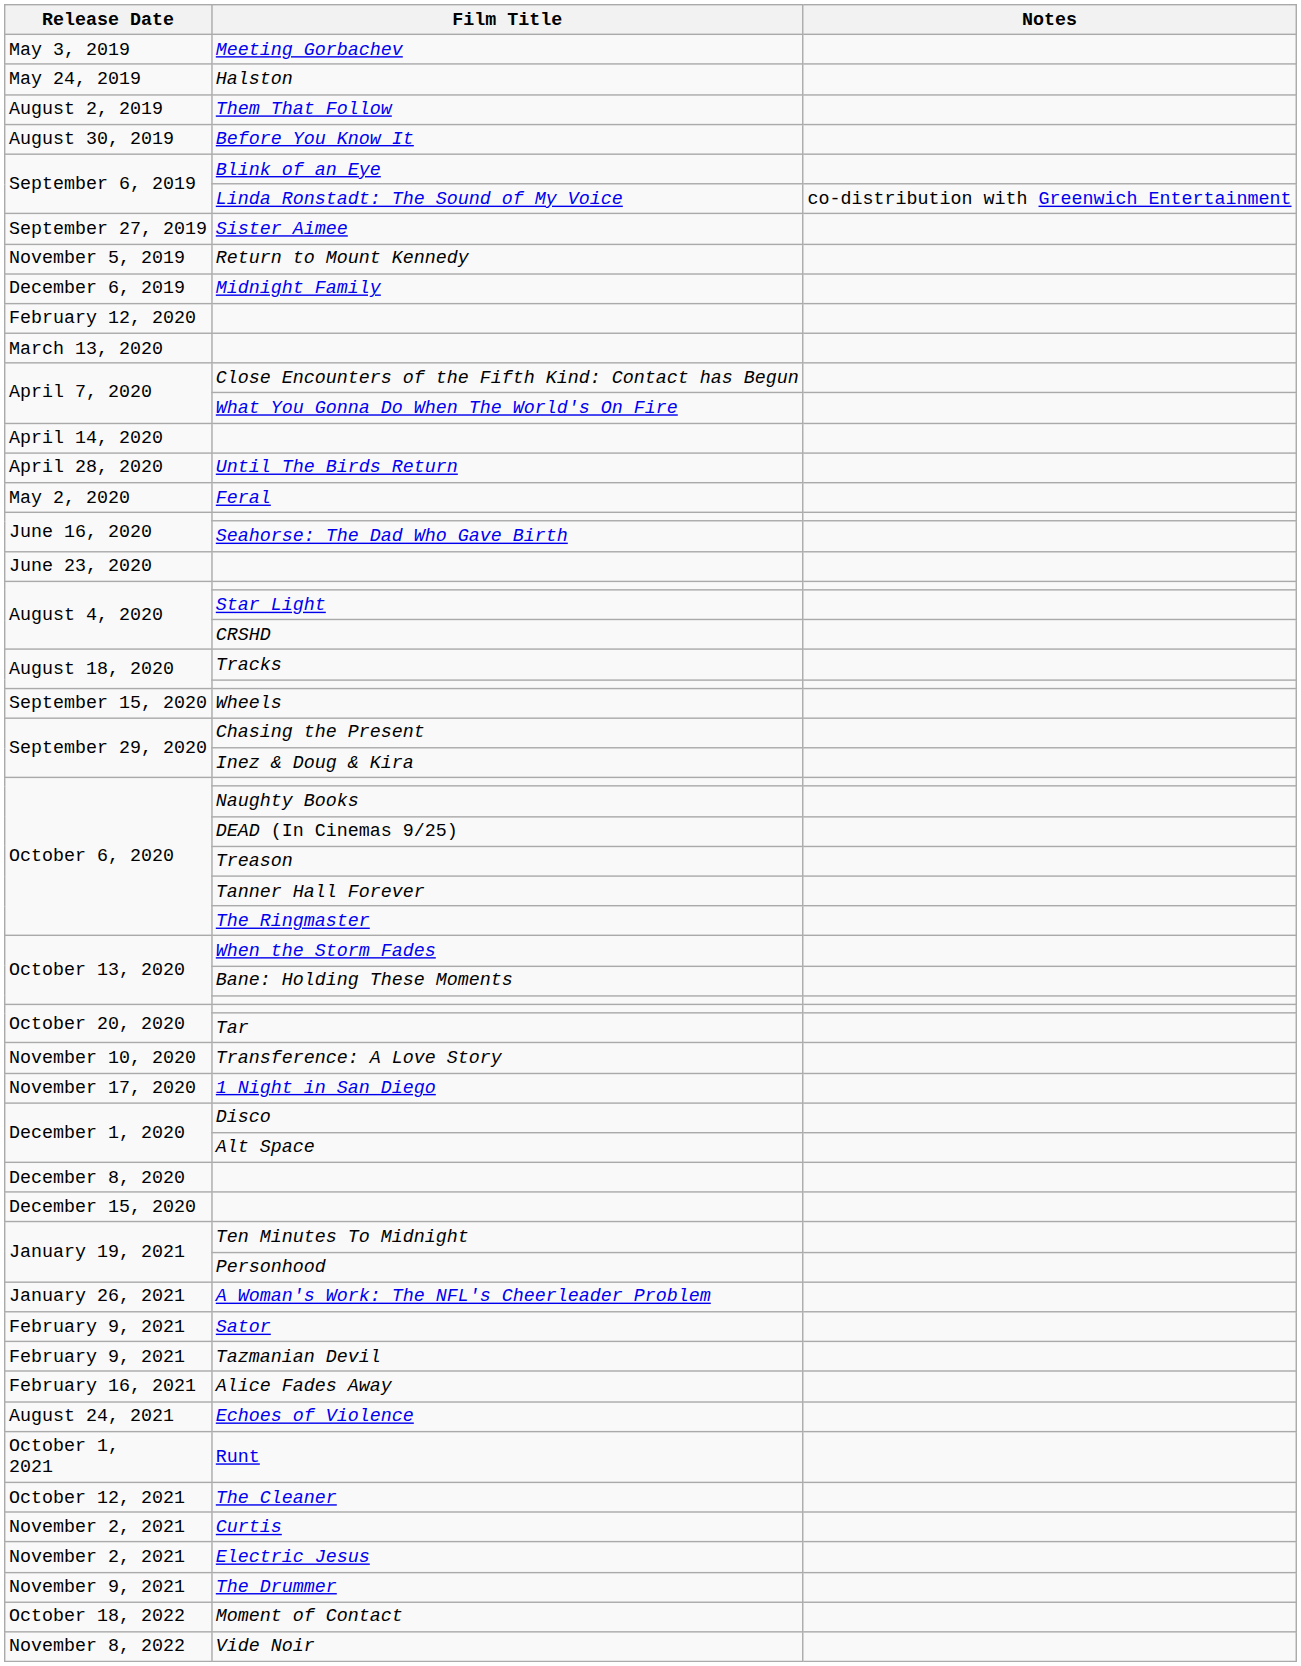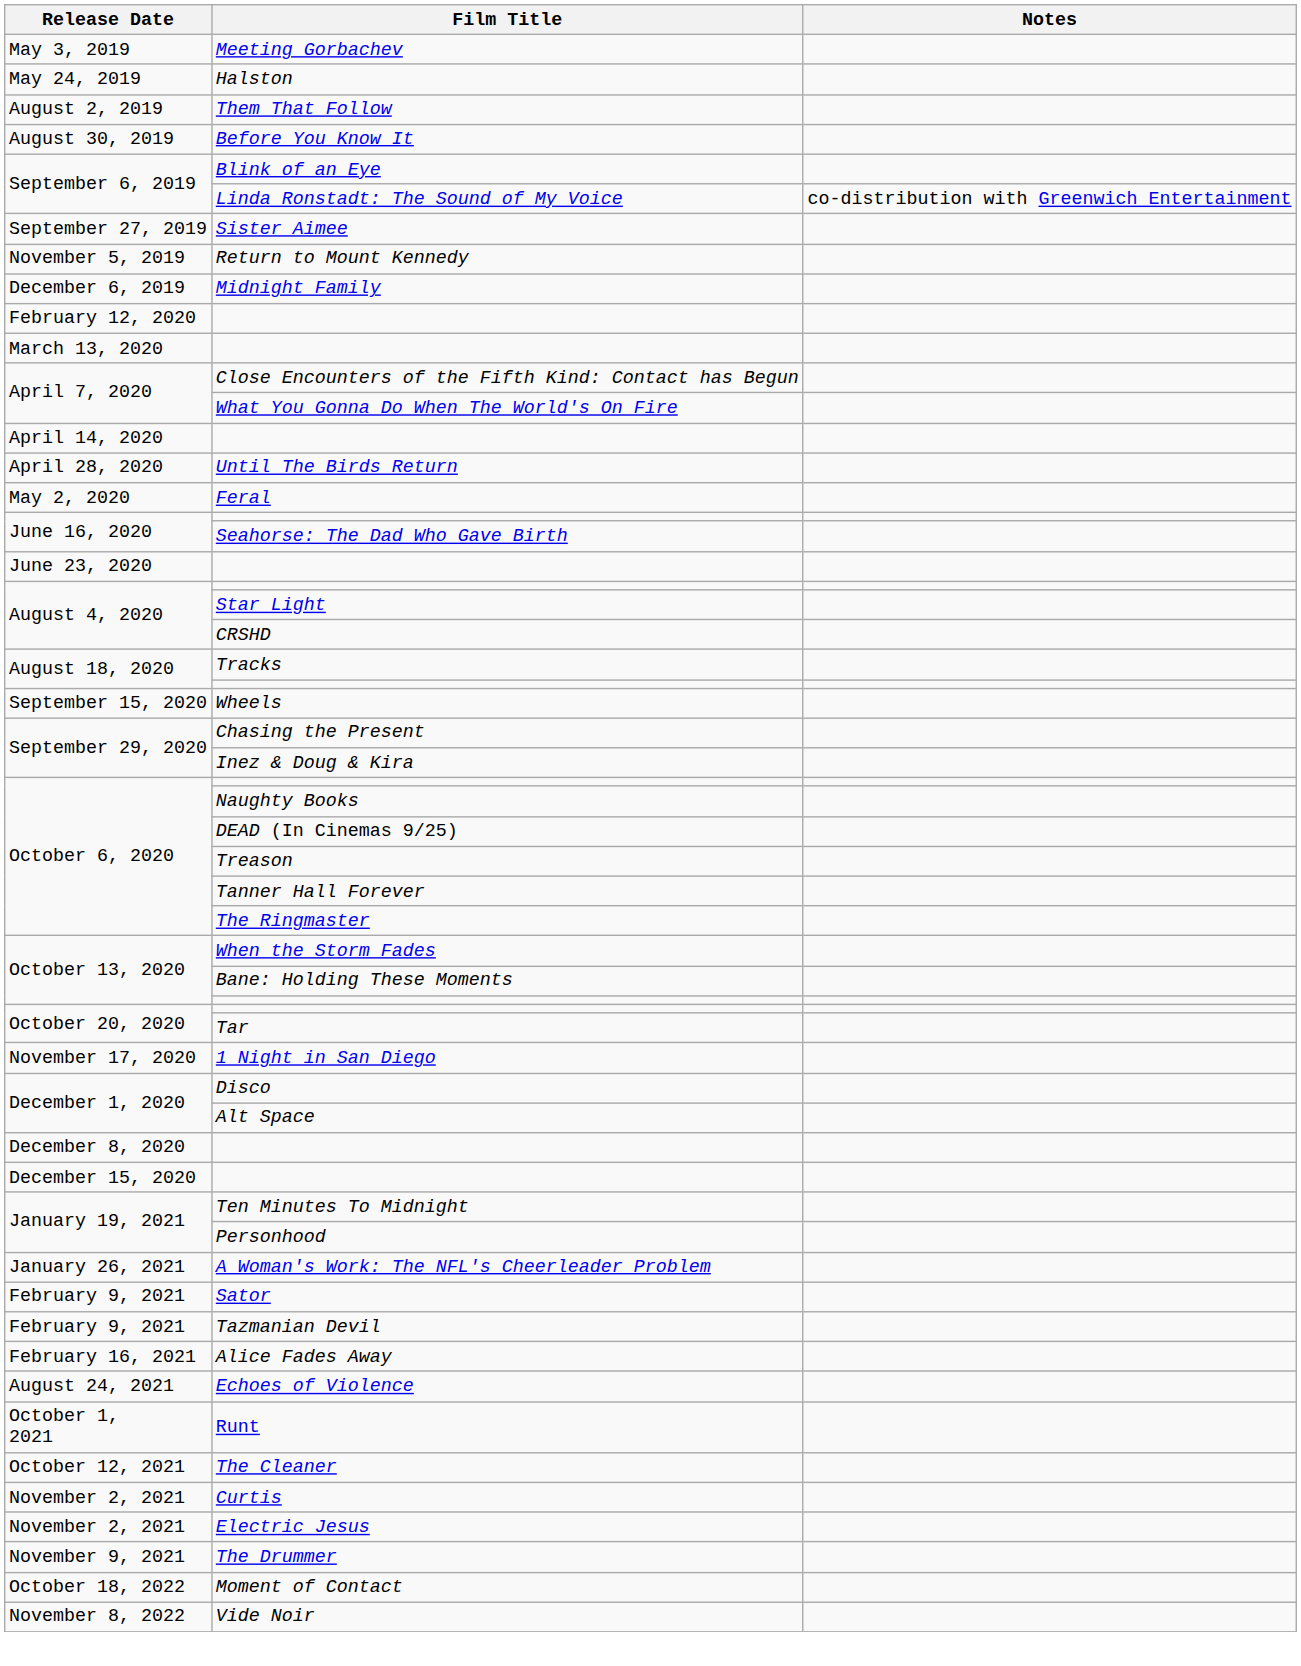- row: (103, 1058)
